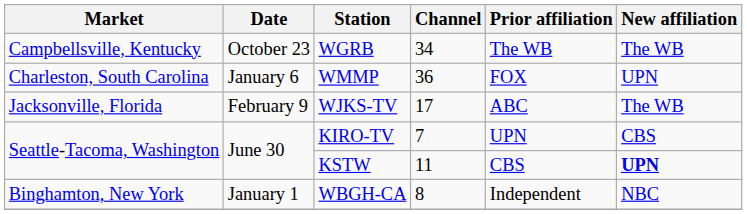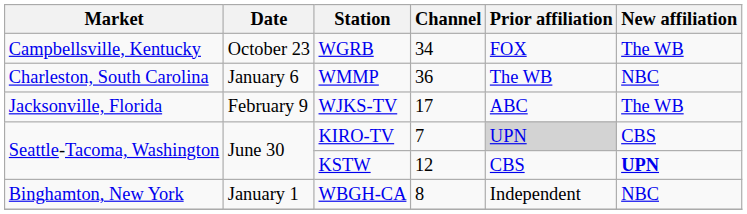(521, 48) The WB -> (508, 48) FOX
(508, 77) FOX -> (521, 77) The WB
(640, 77) UPN -> (640, 77) NBC
(508, 135) no background -> (508, 135) lightgrey background
(424, 164) 11 -> (424, 164) 12
